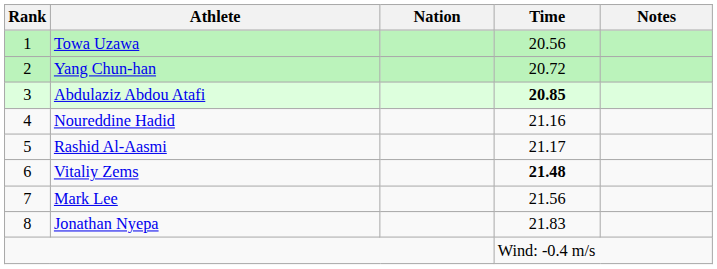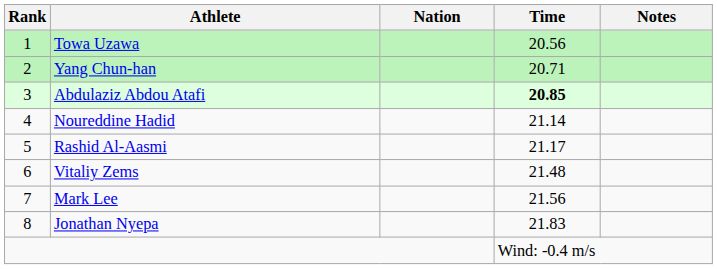(547, 69) 20.72 -> (547, 69) 20.71
(547, 120) 21.16 -> (547, 120) 21.14
(547, 172) bold -> (547, 172) normal
